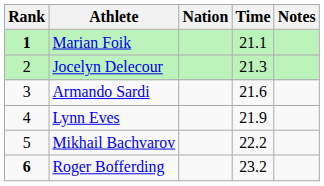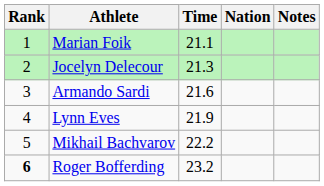columns swapped: (205, 17) <-> (253, 17)
(27, 42) bold -> (27, 42) normal
